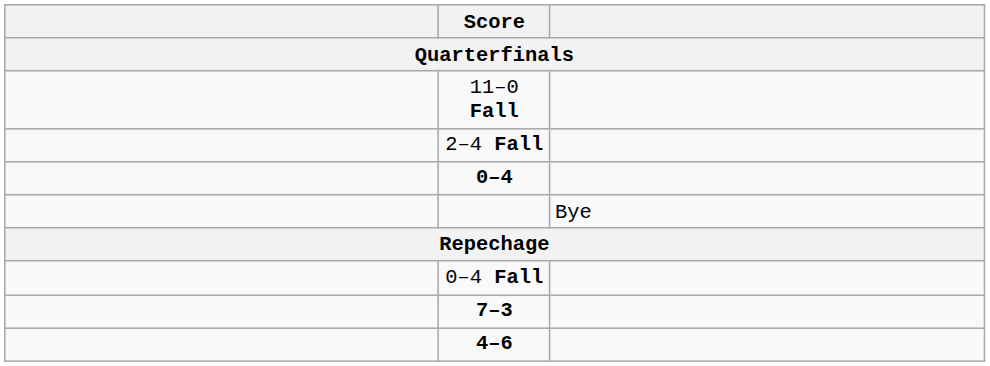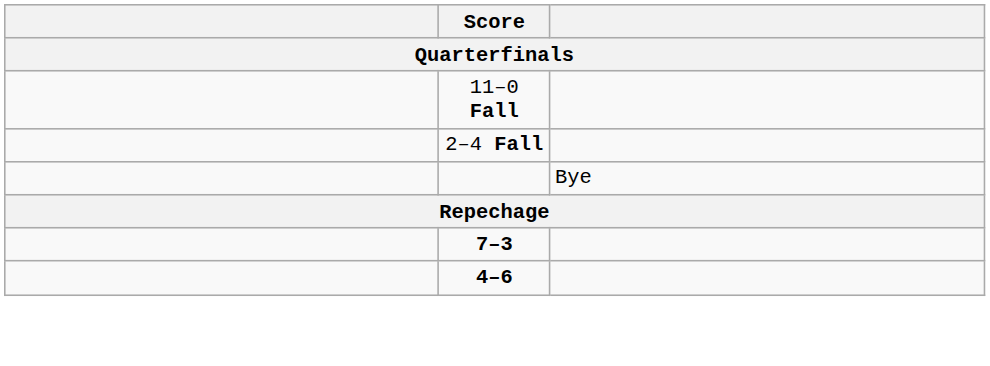- row: (494, 178)
- row: (494, 278)
